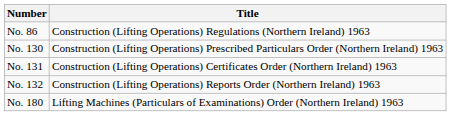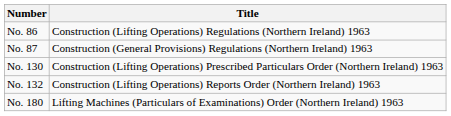+ row: (22, 48)
- row: (25, 66)
